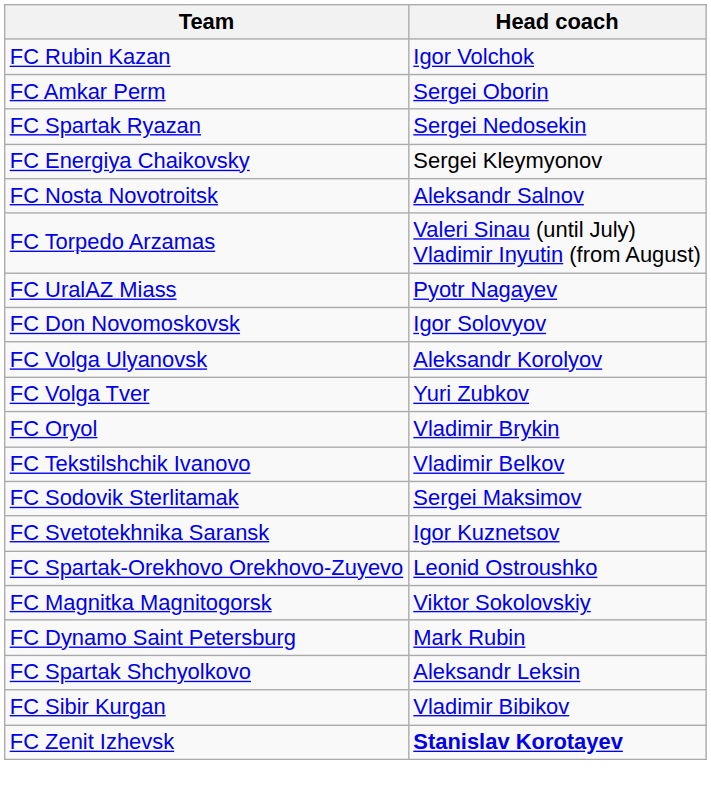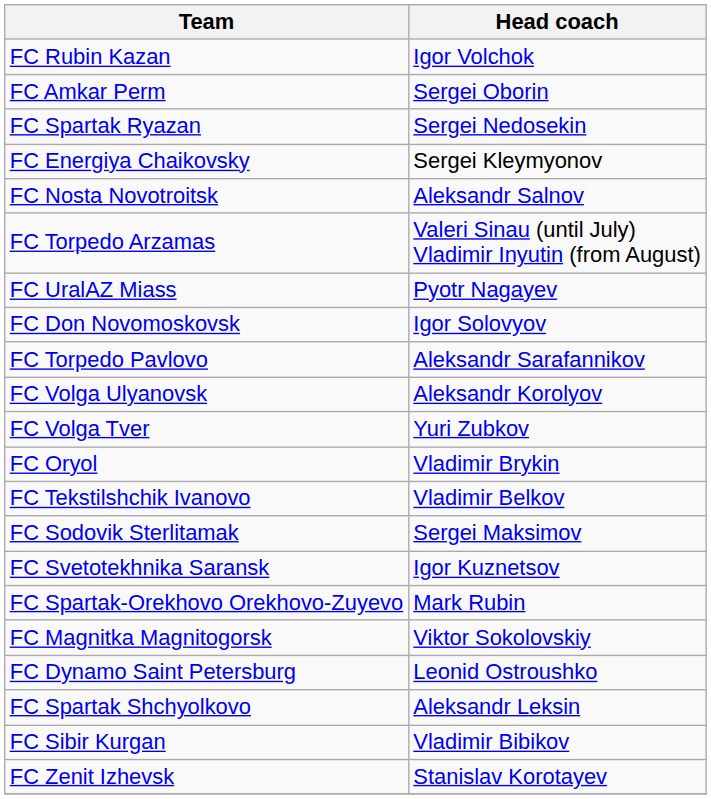+ row: (109, 359)
(505, 567) Leonid Ostroushko -> (469, 602) Mark Rubin
(469, 637) Mark Rubin -> (505, 672) Leonid Ostroushko
(518, 741) bold -> (510, 776) normal
